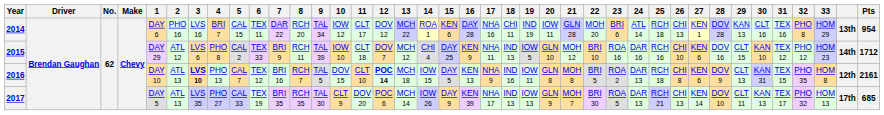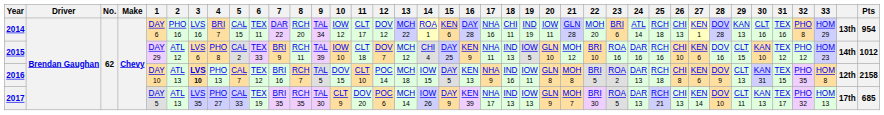(869, 52) 1712 -> (869, 52) 1012
(384, 75) bold -> (384, 75) normal
(869, 75) 2161 -> (869, 75) 2158
